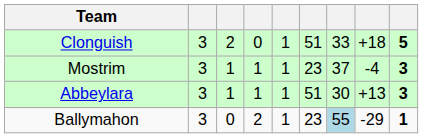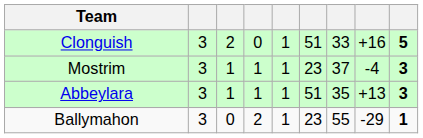(372, 42) +18 -> (372, 42) +16
(341, 94) 30 -> (341, 94) 35
(341, 119) lightblue background -> (341, 119) no background
